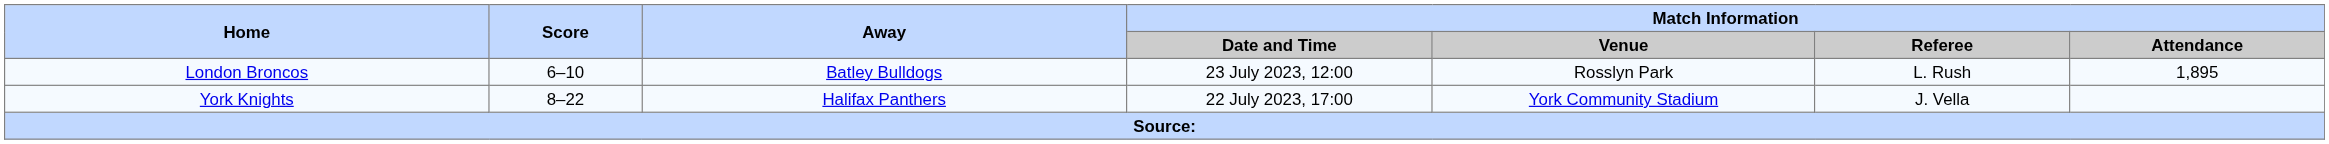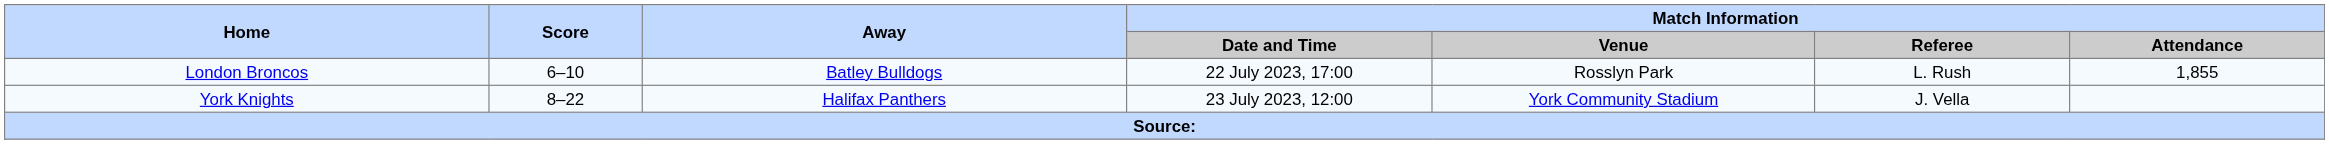(1279, 72) 23 July 2023, 12:00 -> (1279, 72) 22 July 2023, 17:00
(2197, 72) 1,895 -> (2197, 72) 1,855
(1279, 99) 22 July 2023, 17:00 -> (1279, 99) 23 July 2023, 12:00
